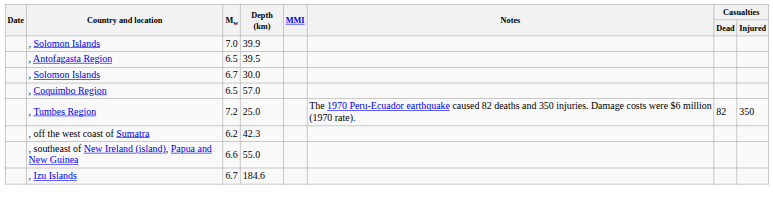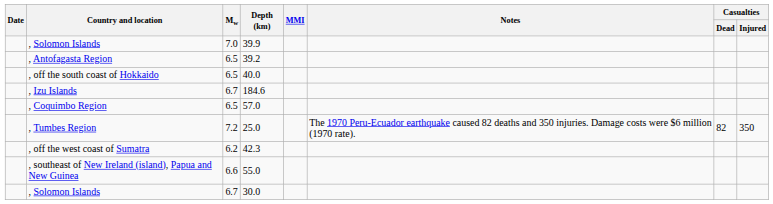(251, 59) 39.5 -> (251, 59) 39.2
+ row: (94, 75)
rows swapped: (53, 176) <-> (64, 75)
